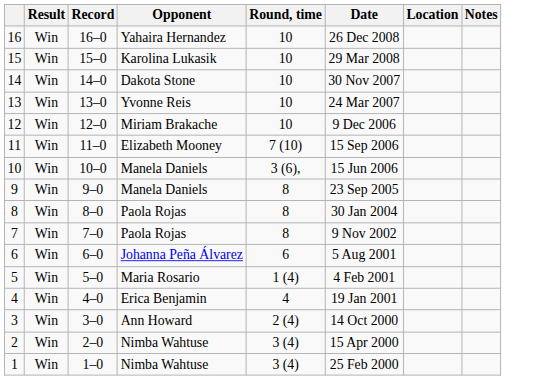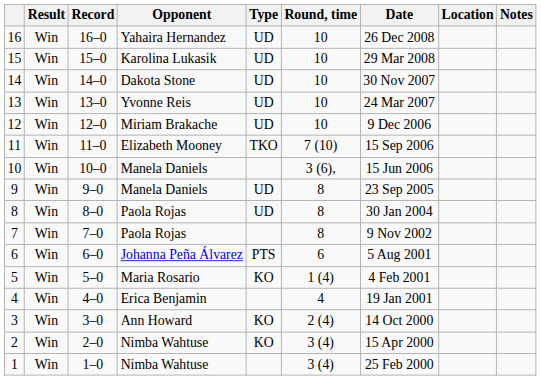+ column: (264, 15)
